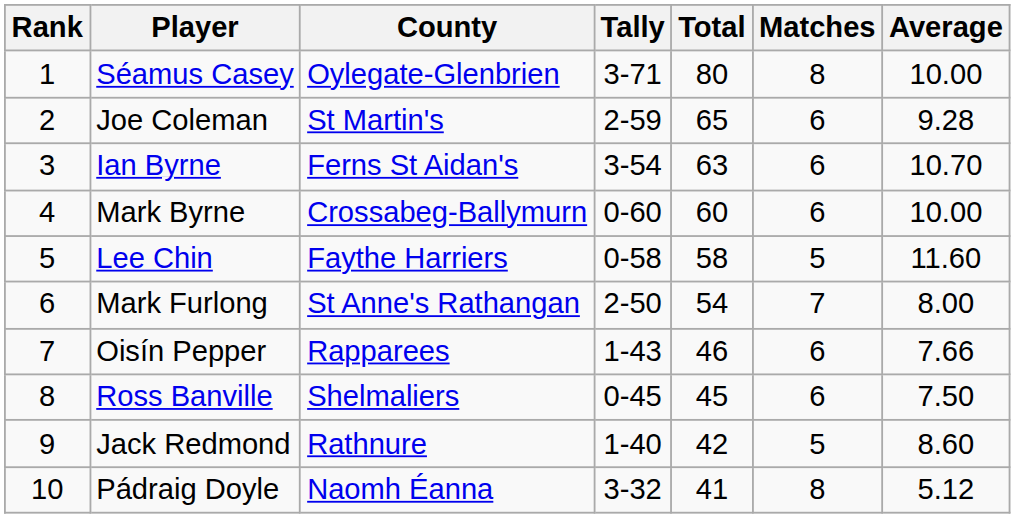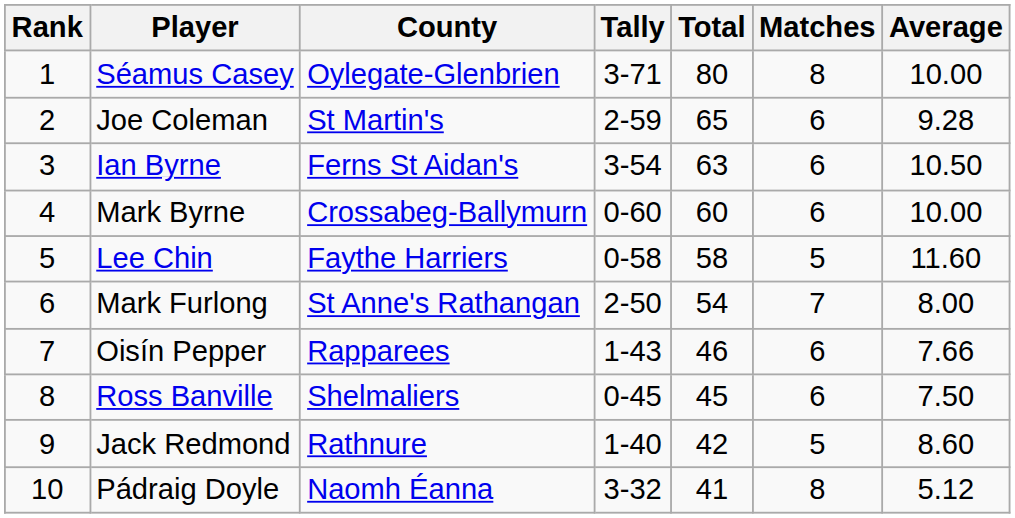(946, 166) 10.70 -> (946, 166) 10.50
